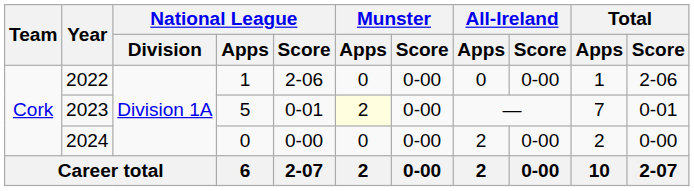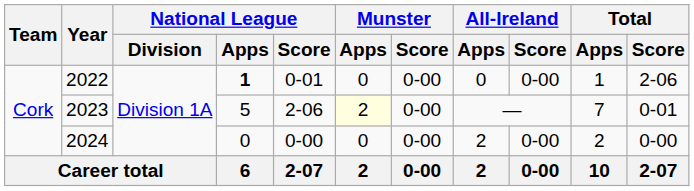(245, 79) normal -> (245, 79) bold
(304, 79) 2-06 -> (304, 79) 0-01
(304, 110) 0-01 -> (304, 110) 2-06
